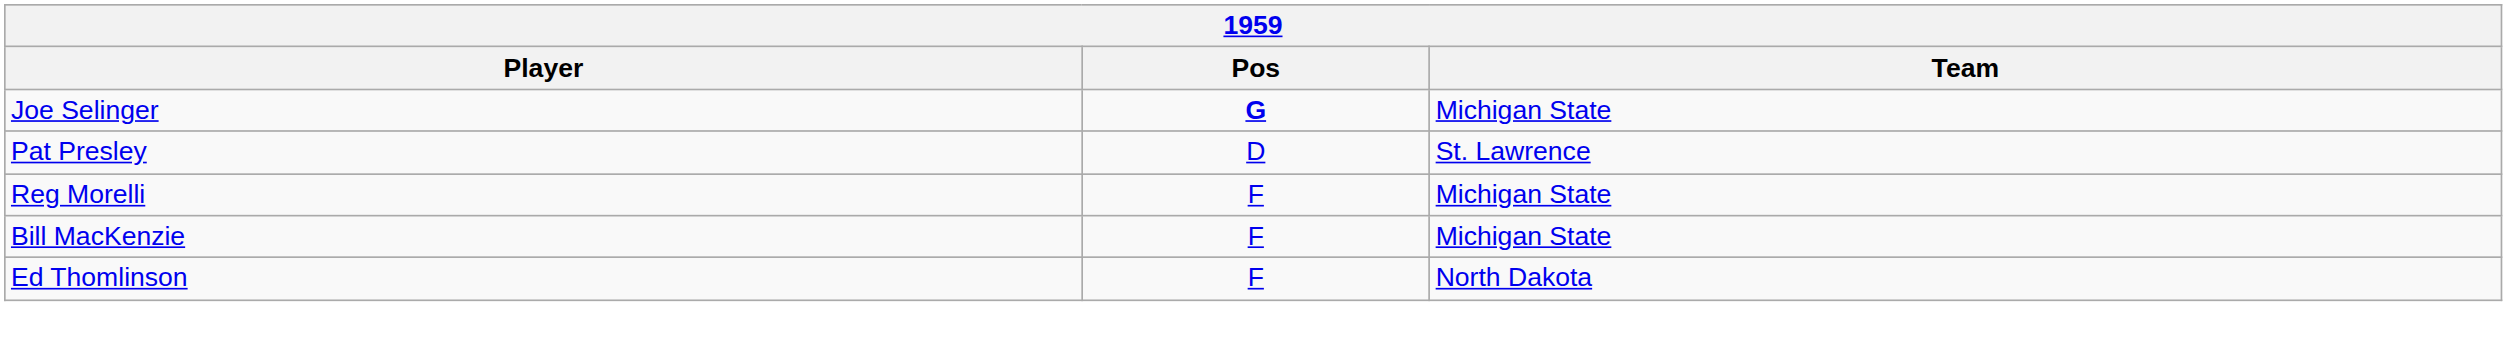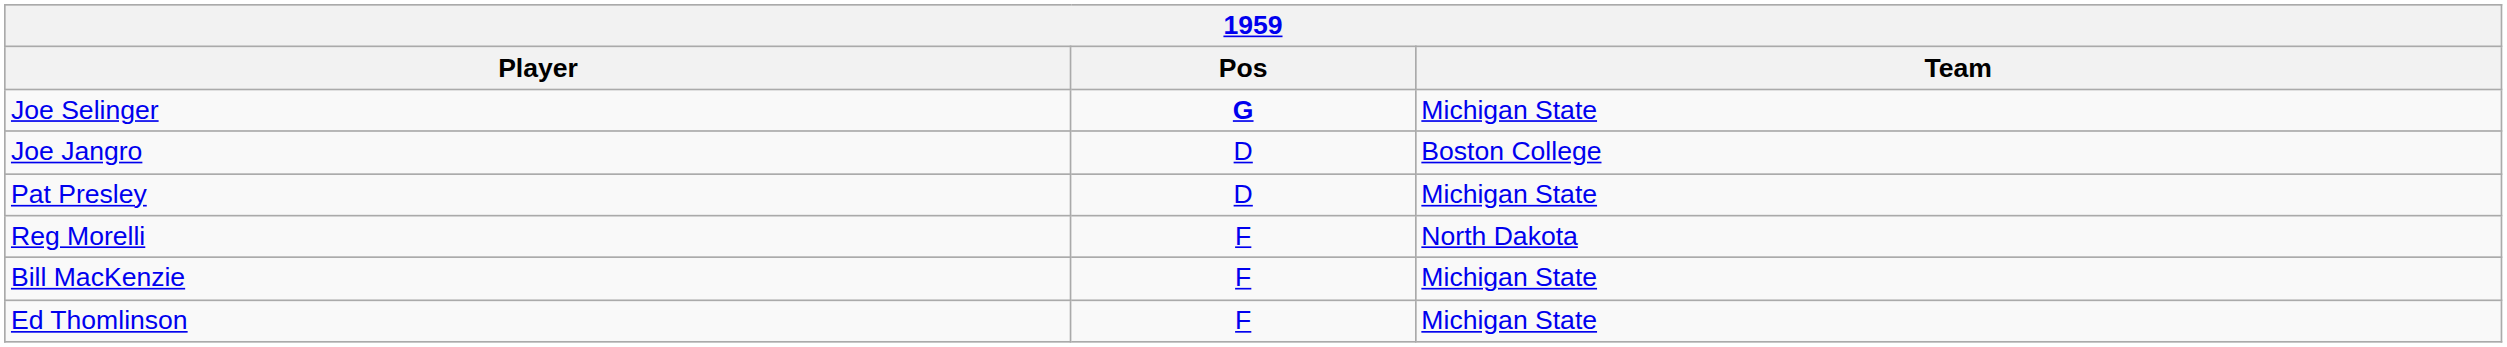+ row: (77, 151)
(1513, 151) St. Lawrence -> (1509, 194) Michigan State
(1523, 194) Michigan State -> (1500, 236) North Dakota
(1514, 278) North Dakota -> (1509, 320) Michigan State
